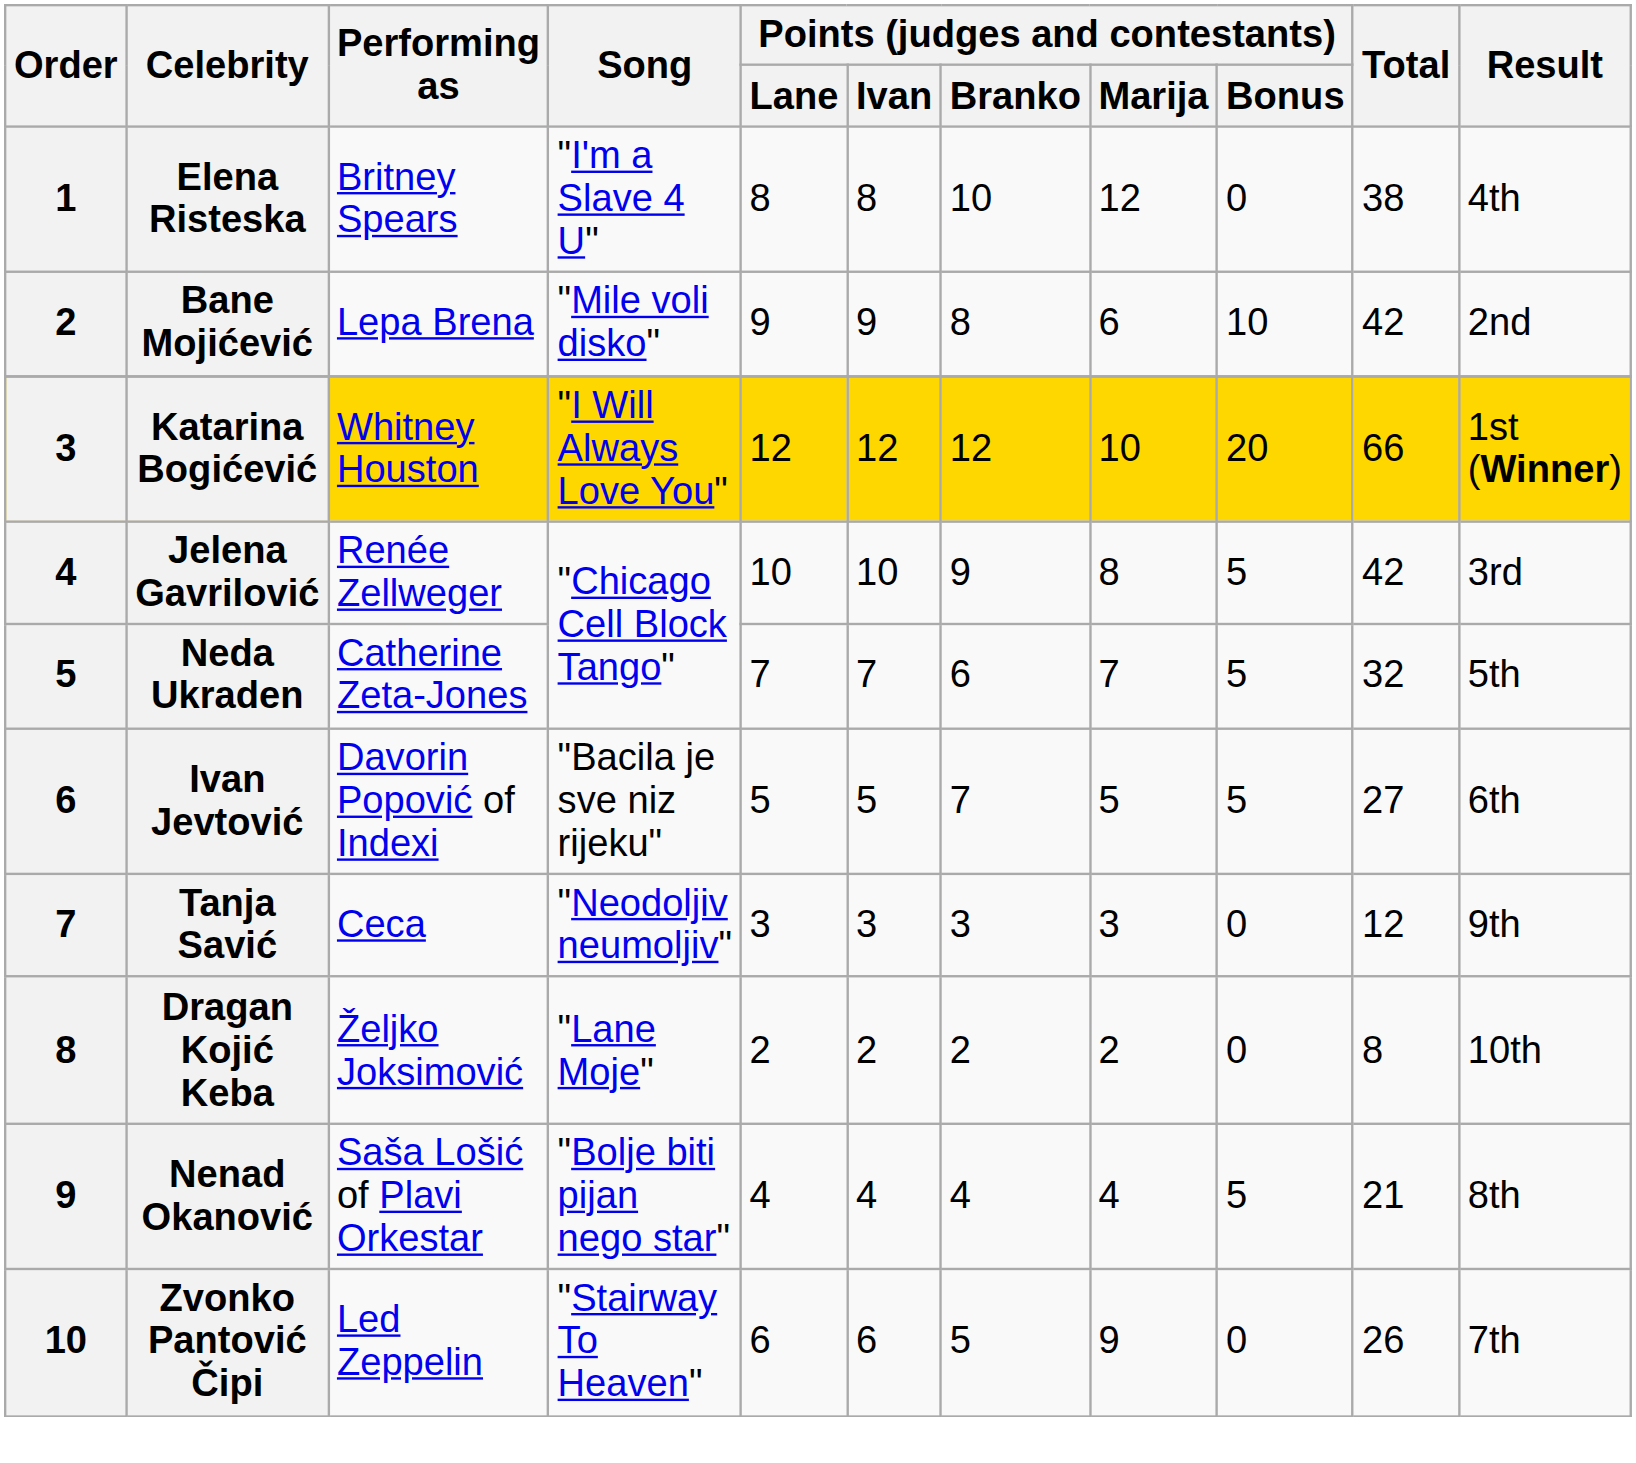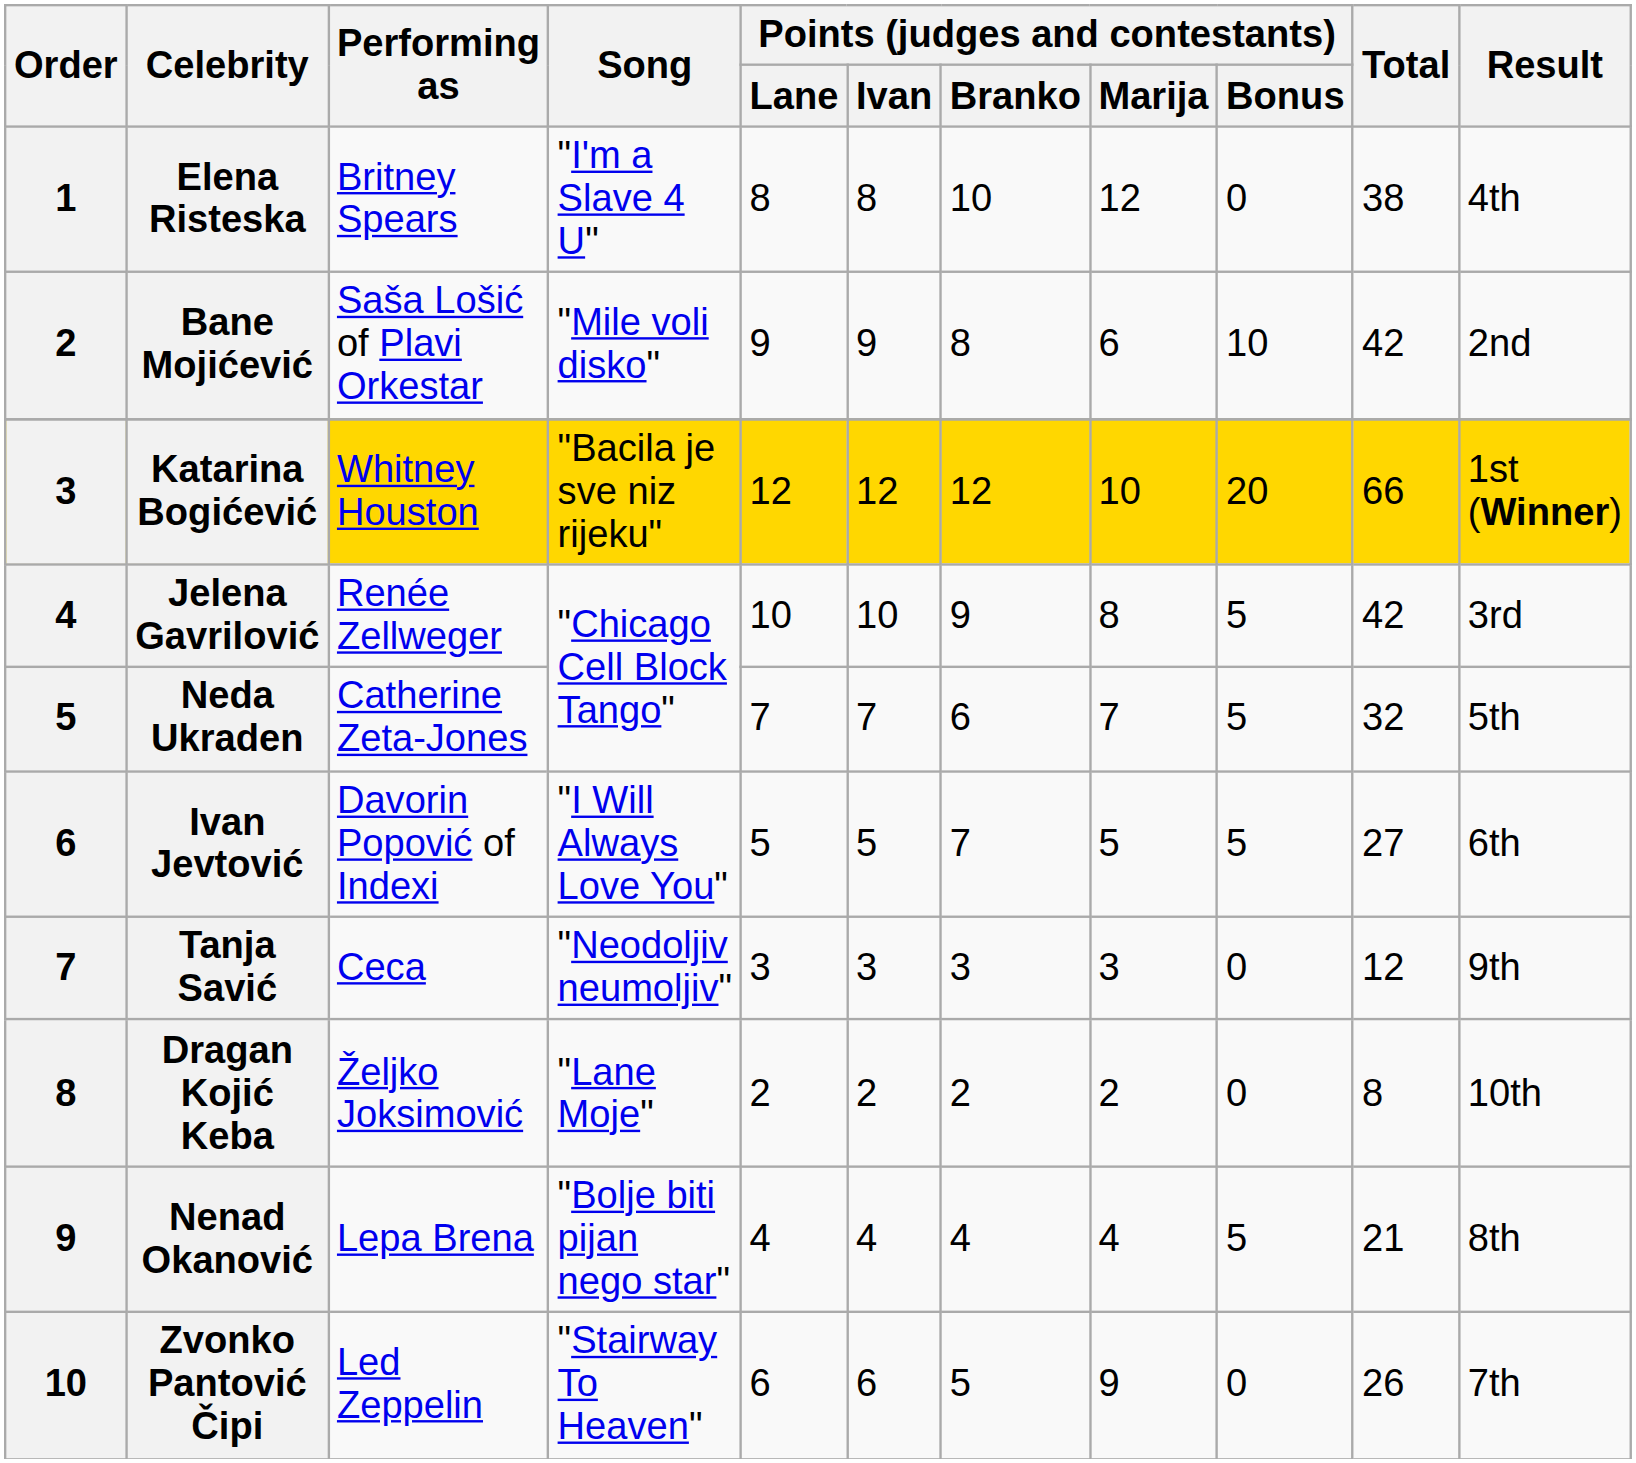(435, 322) Lepa Brena -> (430, 344) Saša Lošić of Plavi Orkestar
(643, 447) "I Will Always Love You" -> (636, 490) "Bacila je sve niz rijeku"
(636, 800) "Bacila je sve niz rijeku" -> (643, 843) "I Will Always Love You"
(430, 1195) Saša Lošić of Plavi Orkestar -> (435, 1238) Lepa Brena
